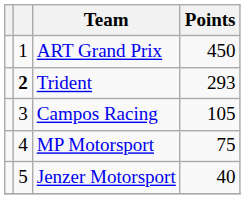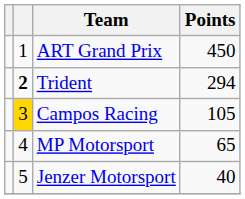(221, 82) 293 -> (221, 82) 294
(23, 114) no background -> (23, 114) gold background
(226, 145) 75 -> (226, 145) 65
